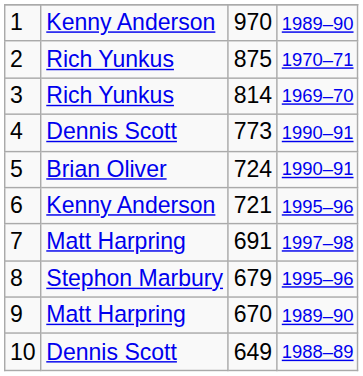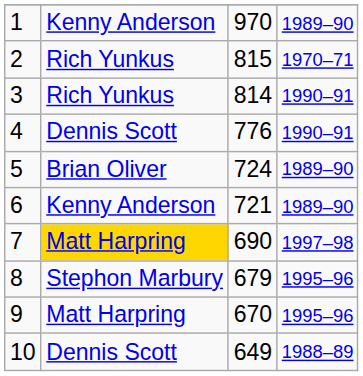(253, 59) 875 -> (253, 59) 815
(318, 96) 1969–70 -> (318, 96) 1990–91
(253, 132) 773 -> (253, 132) 776
(318, 169) 1990–91 -> (318, 169) 1989–90
(318, 206) 1995–96 -> (318, 206) 1989–90
(116, 242) no background -> (116, 242) gold background
(253, 242) 691 -> (253, 242) 690
(318, 315) 1989–90 -> (318, 315) 1995–96
